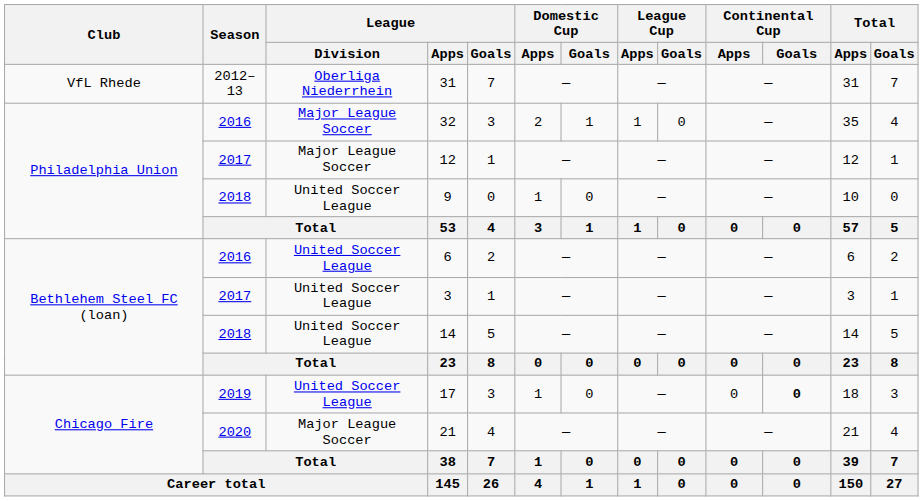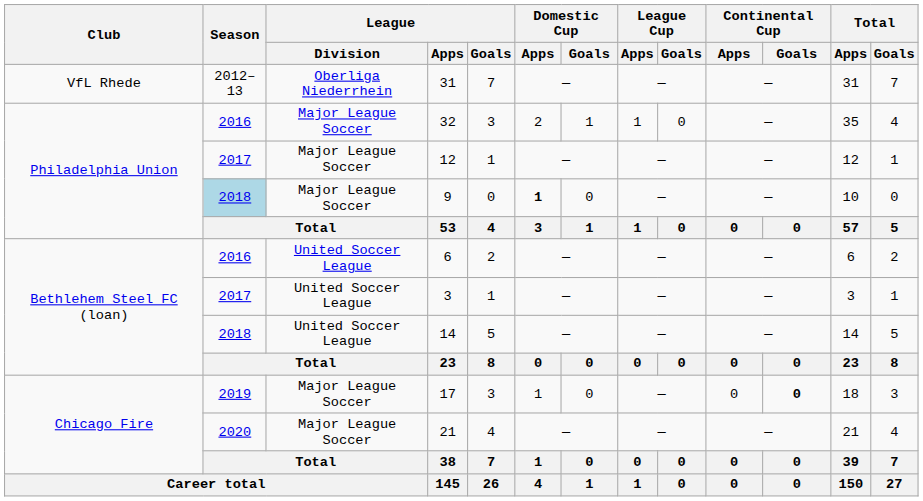(235, 198) no background -> (235, 198) lightblue background
(347, 198) United Soccer League -> (347, 198) Major League Soccer
(538, 198) normal -> (538, 198) bold
(347, 394) United Soccer League -> (347, 394) Major League Soccer
